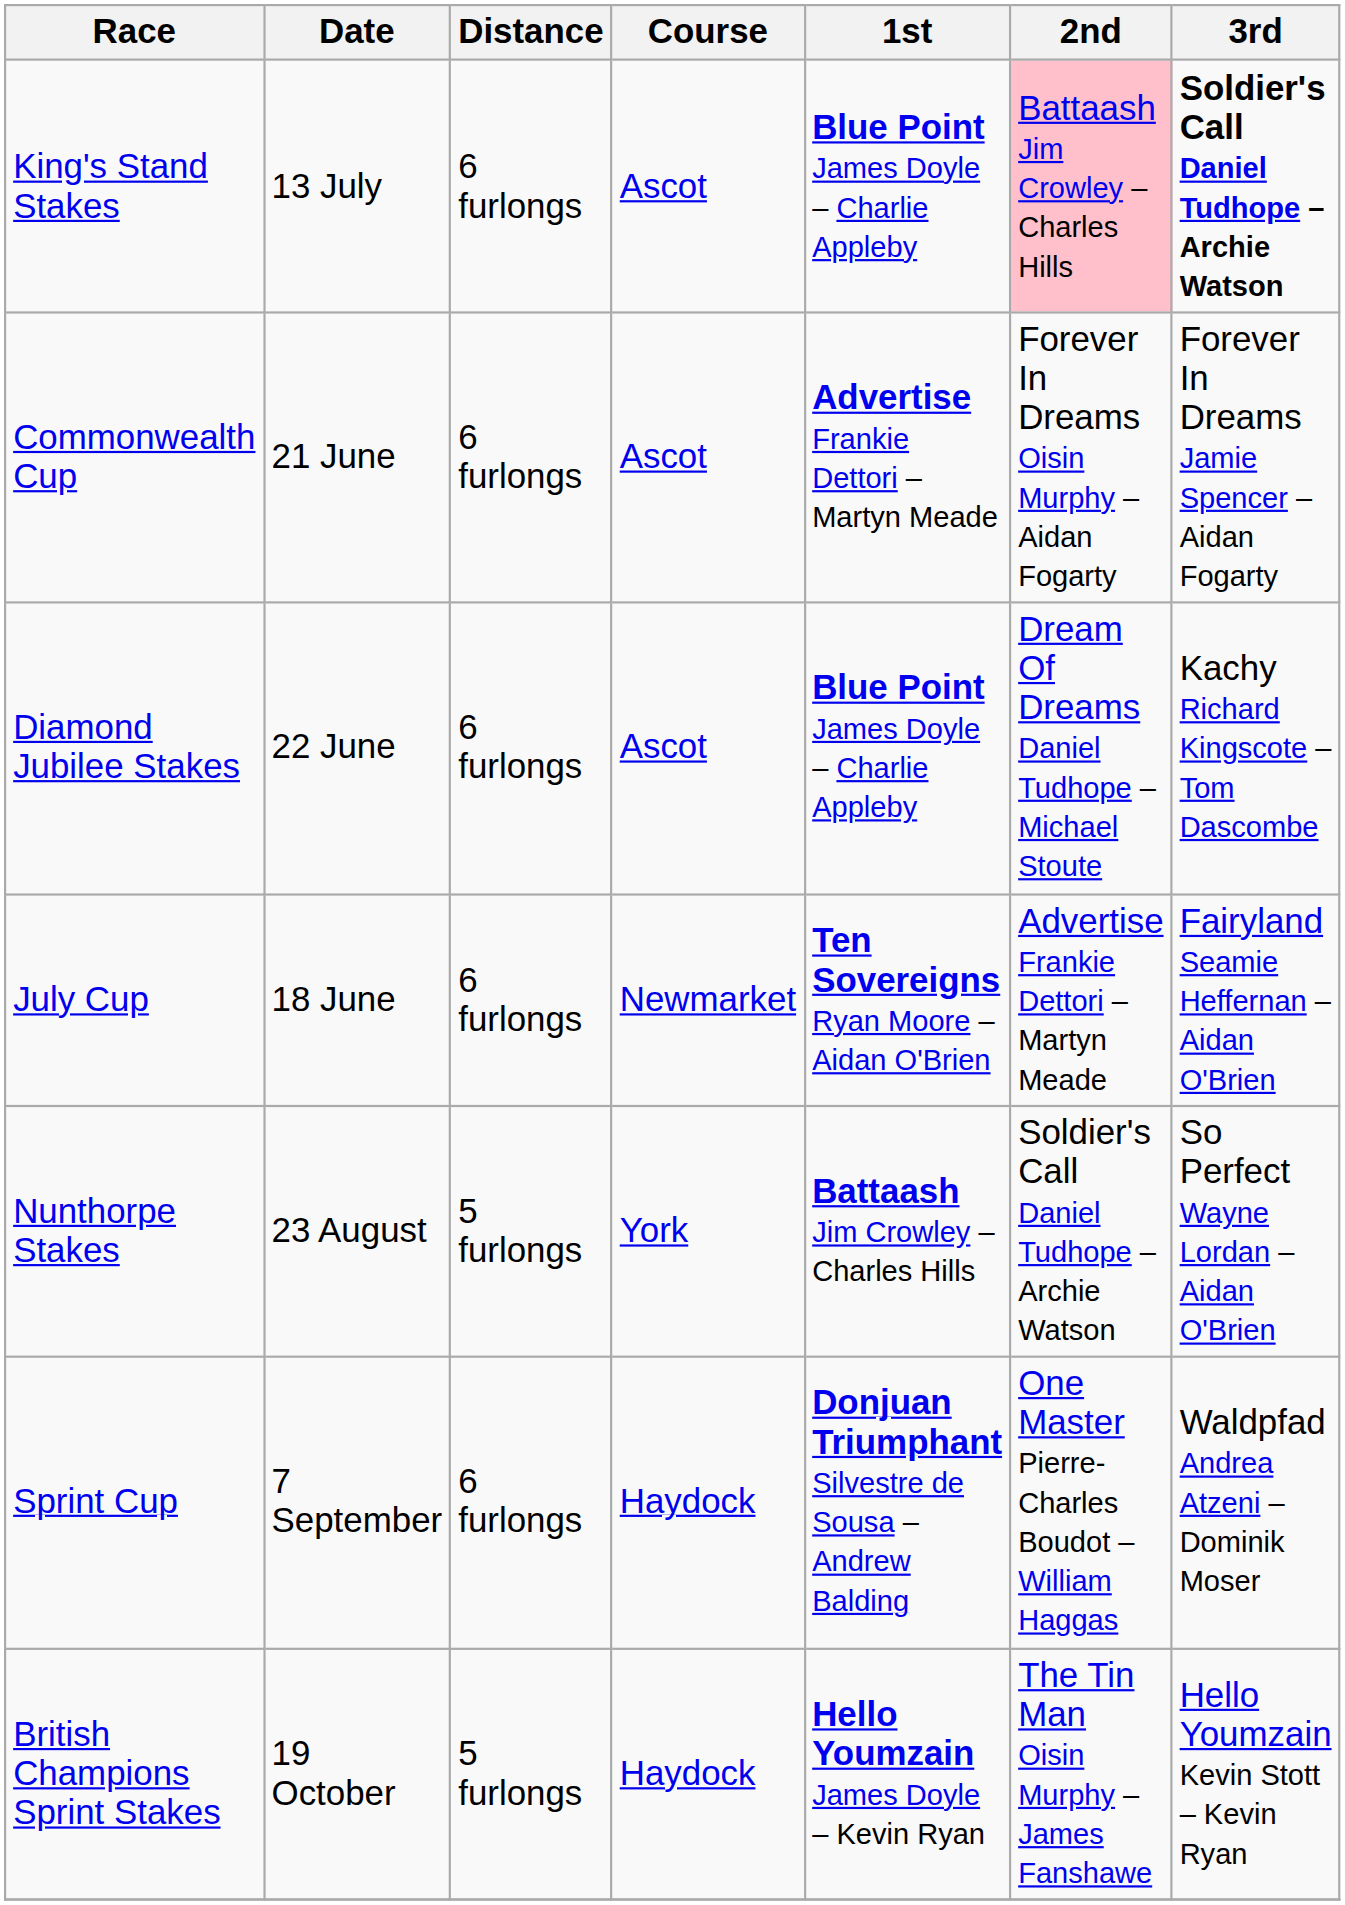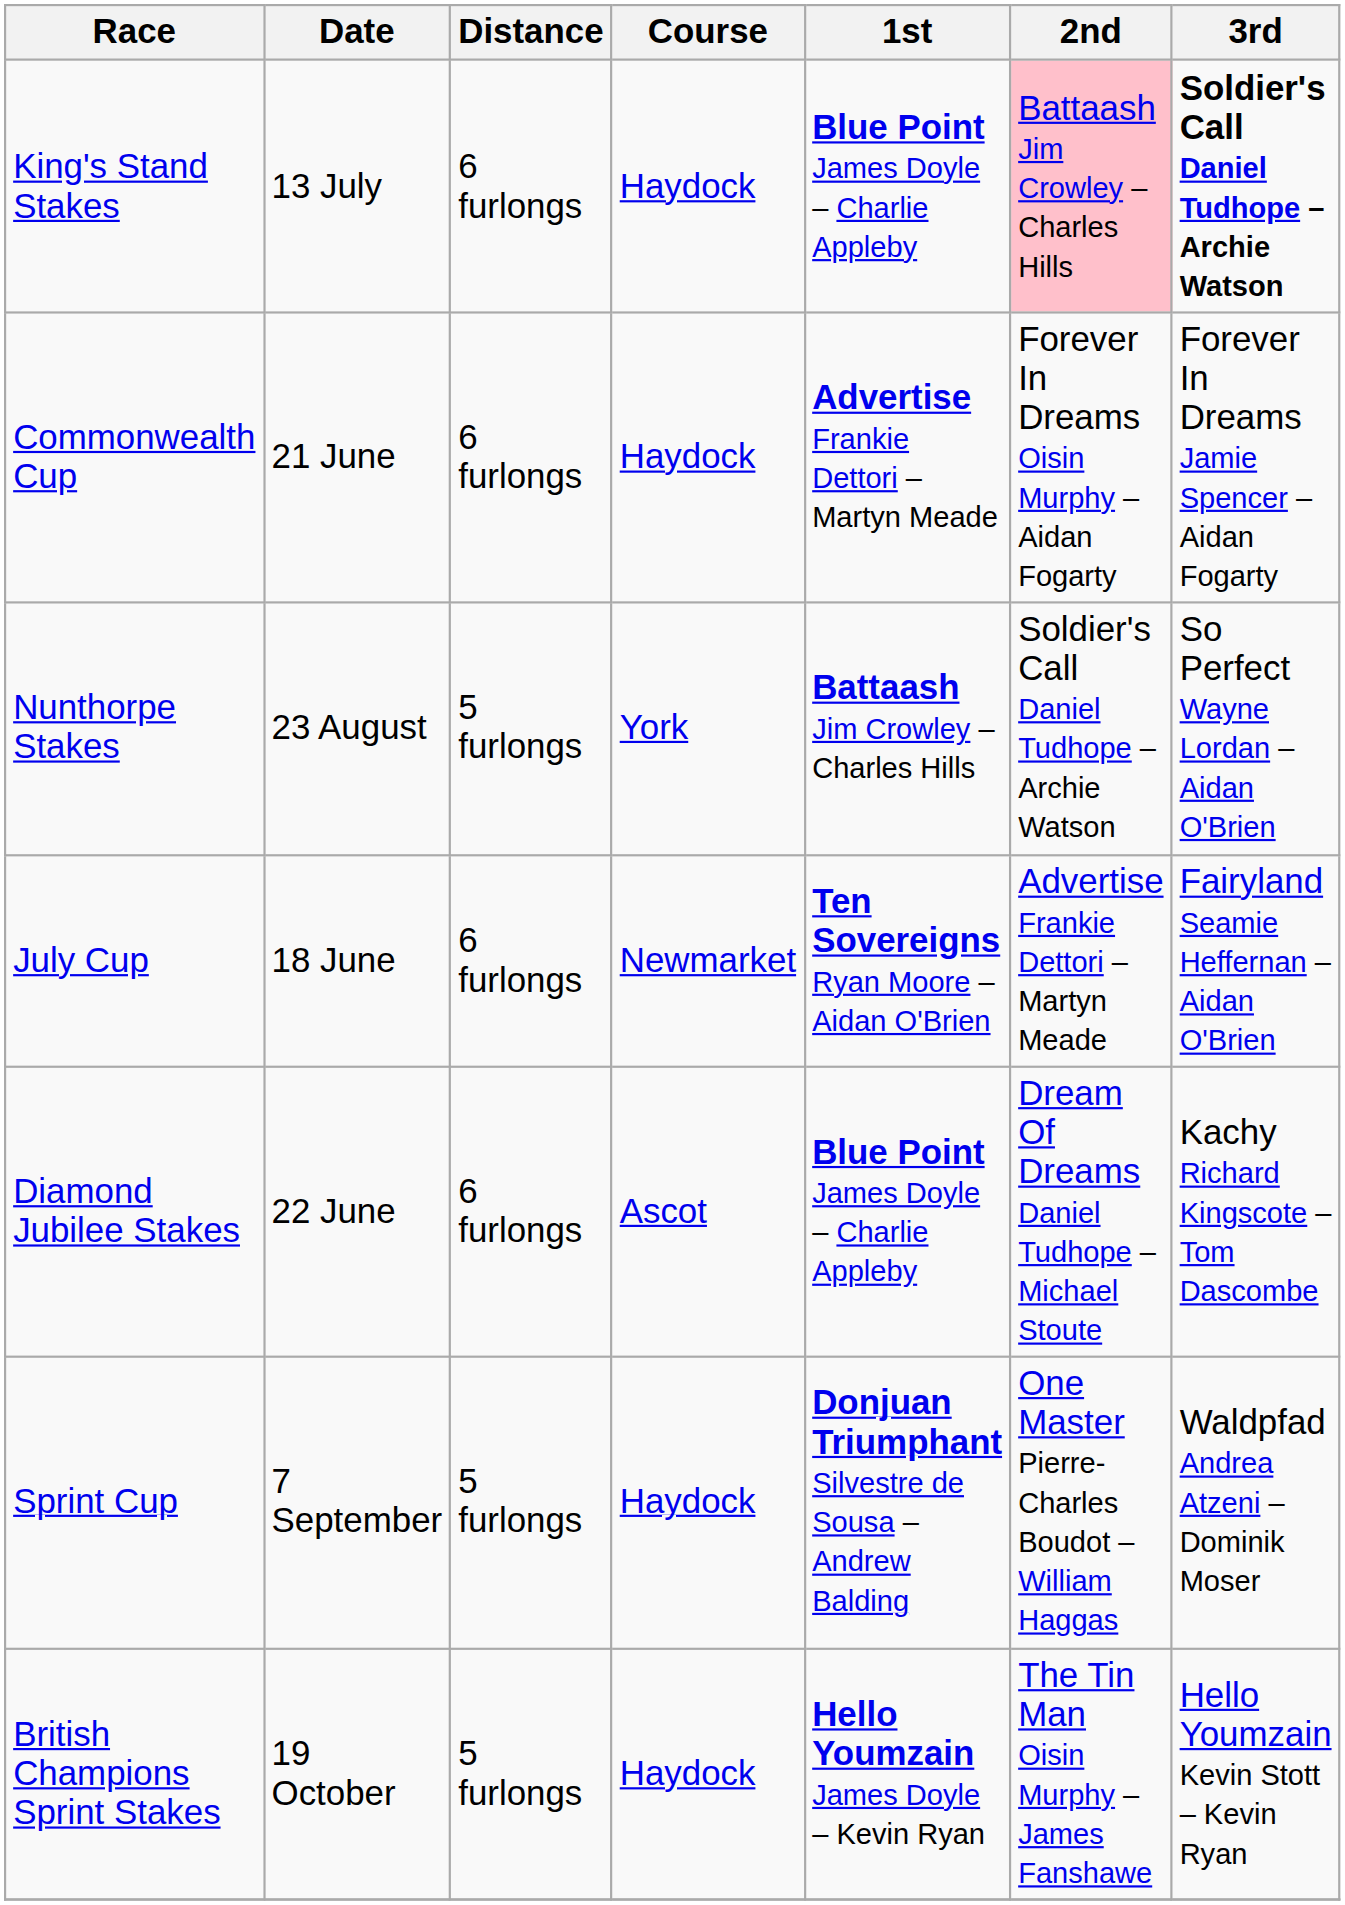(663, 185) Ascot -> (688, 185) Haydock
(663, 456) Ascot -> (688, 456) Haydock
rows swapped: (127, 747) <-> (95, 1230)
(520, 1502) 6 furlongs -> (520, 1502) 5 furlongs
